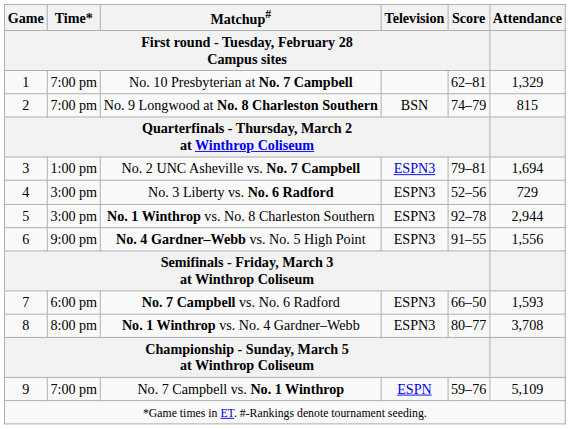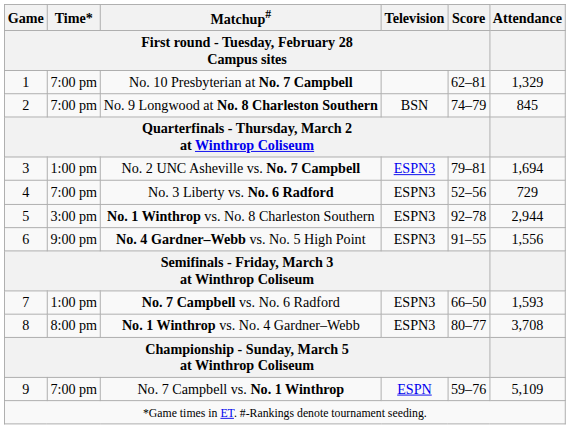(527, 105) 815 -> (527, 105) 845
(74, 192) 3:00 pm -> (74, 192) 7:00 pm
(74, 302) 6:00 pm -> (74, 302) 1:00 pm
